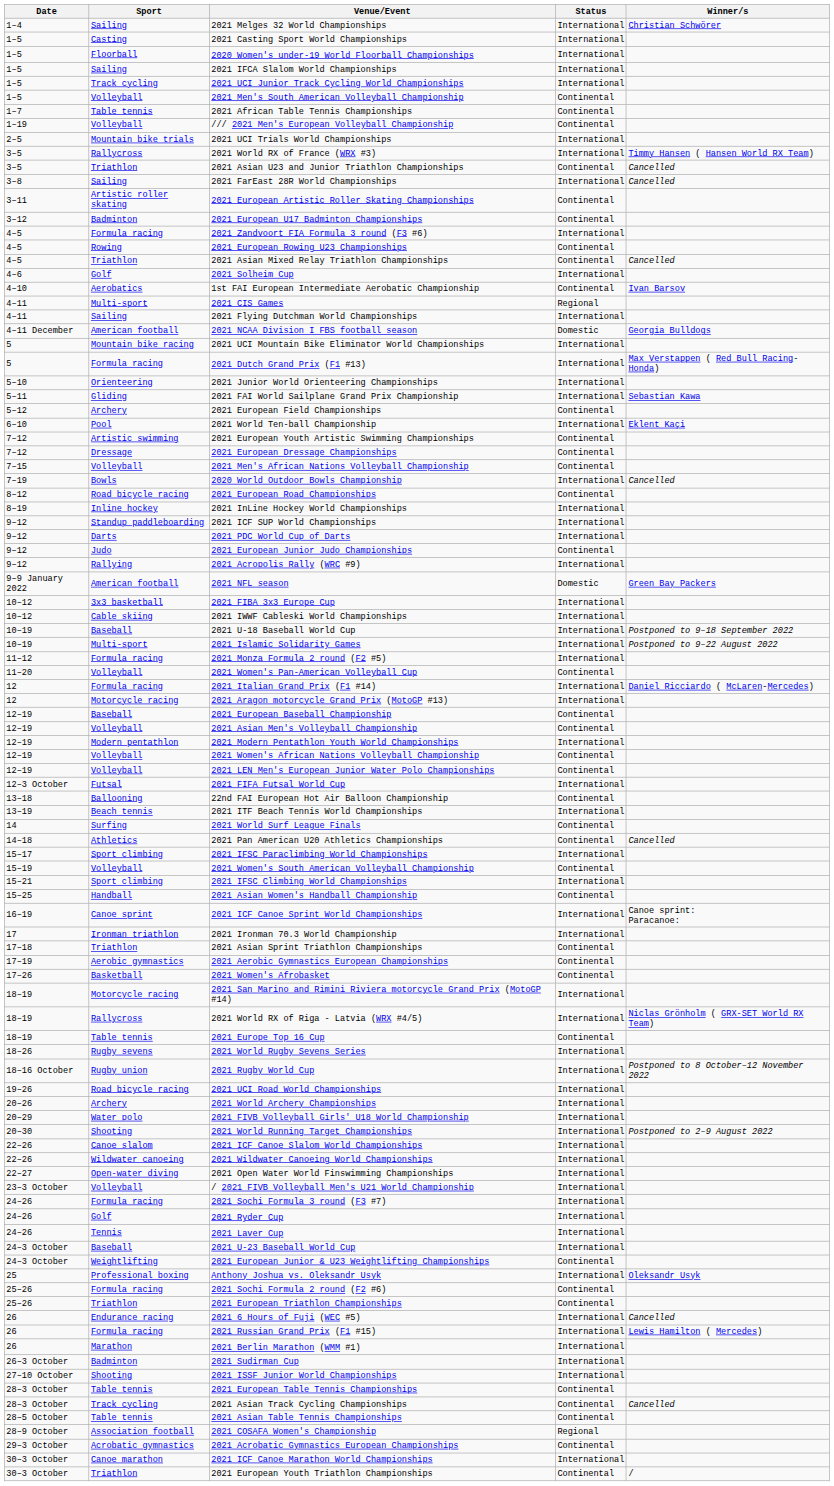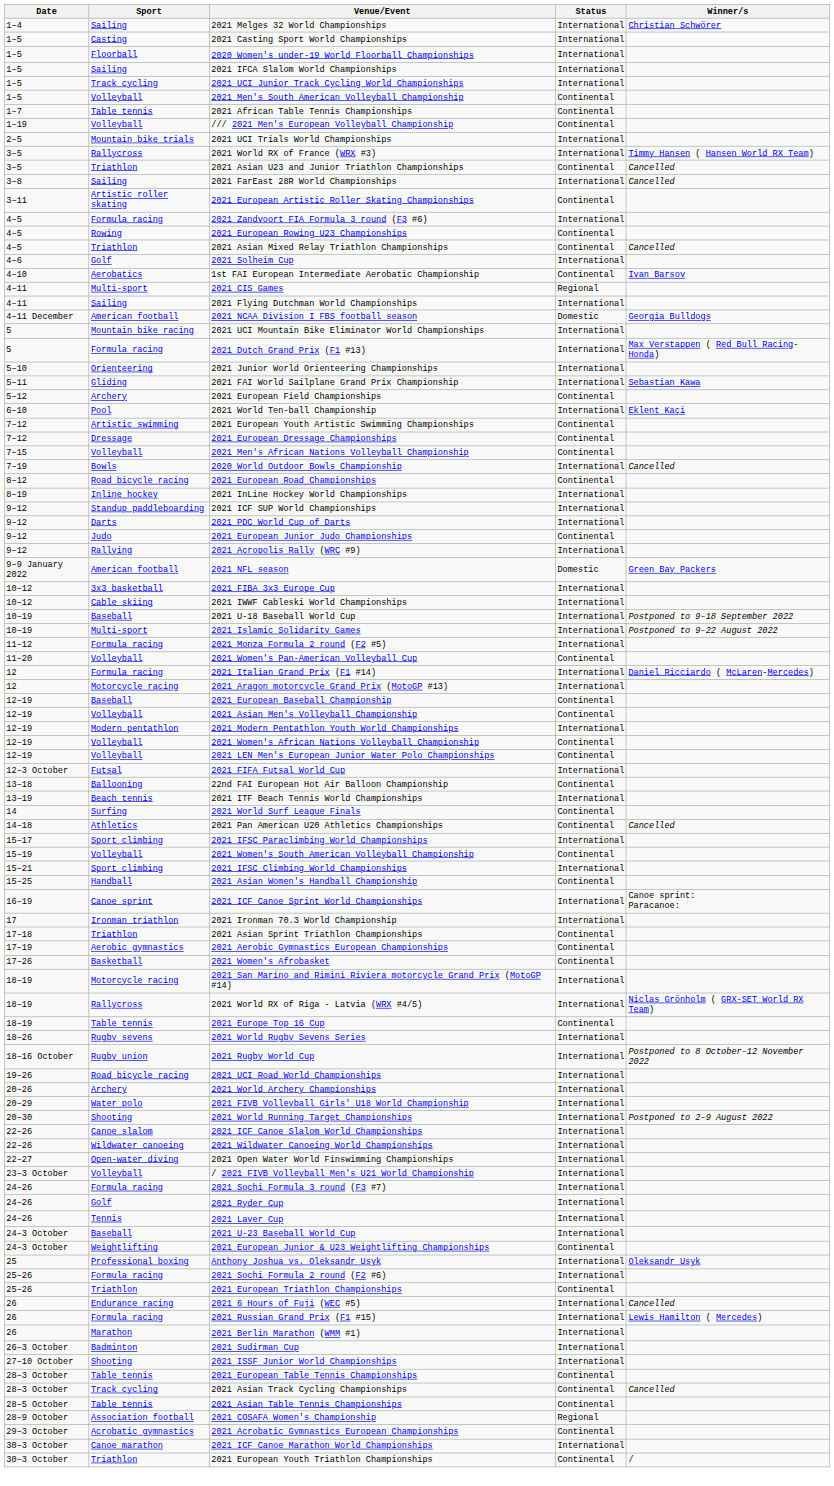- row: (317, 219)
(586, 1290) Continental -> (591, 1276) International
